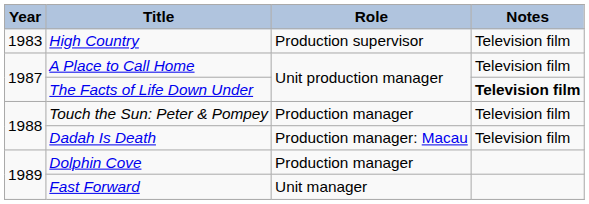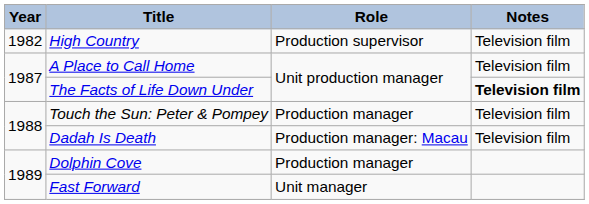(25, 41) 1983 -> (25, 41) 1982
